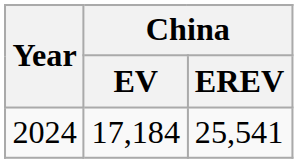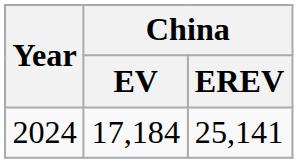(239, 132) 25,541 -> (239, 132) 25,141
